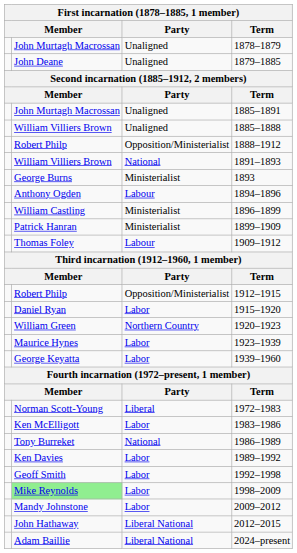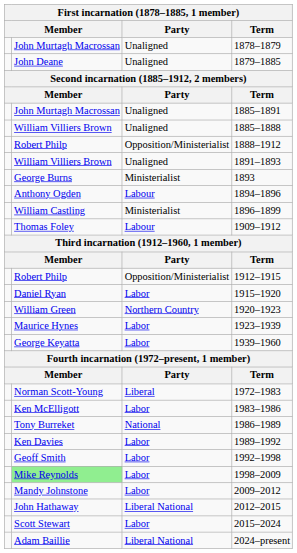(143, 161) National -> (146, 161) Unaligned
- row: (257, 227)
+ row: (257, 524)
